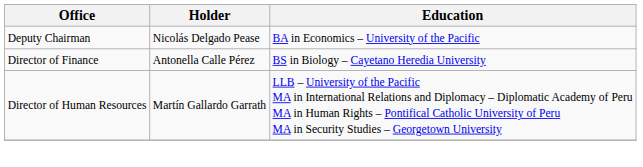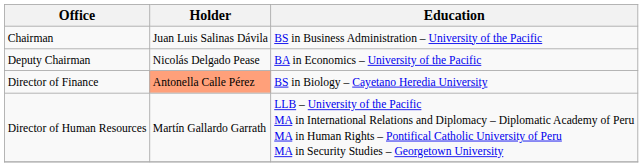+ row: (31, 38)
(204, 60) no background -> (204, 82) lightsalmon background
